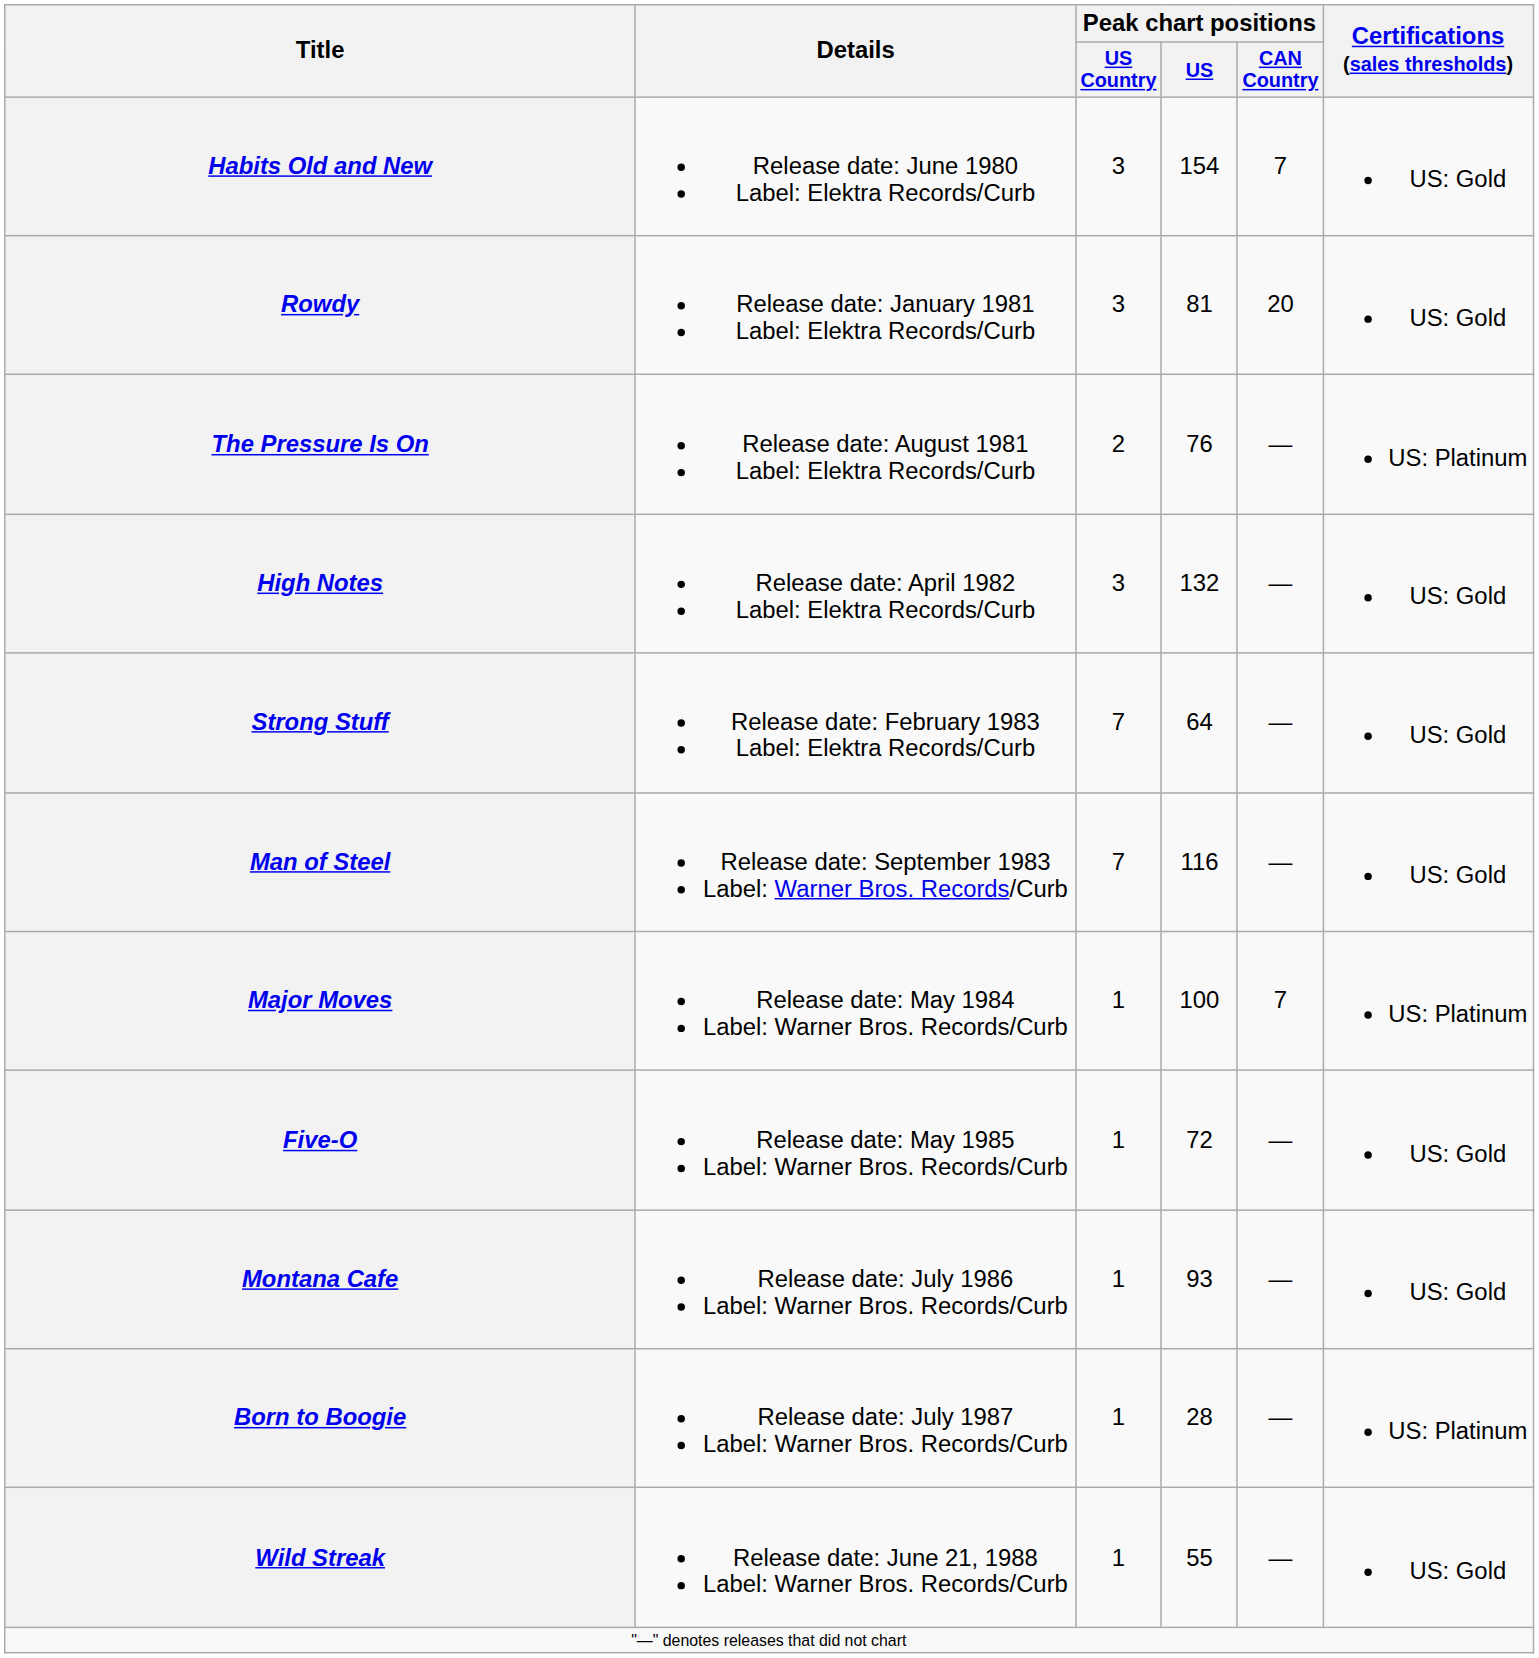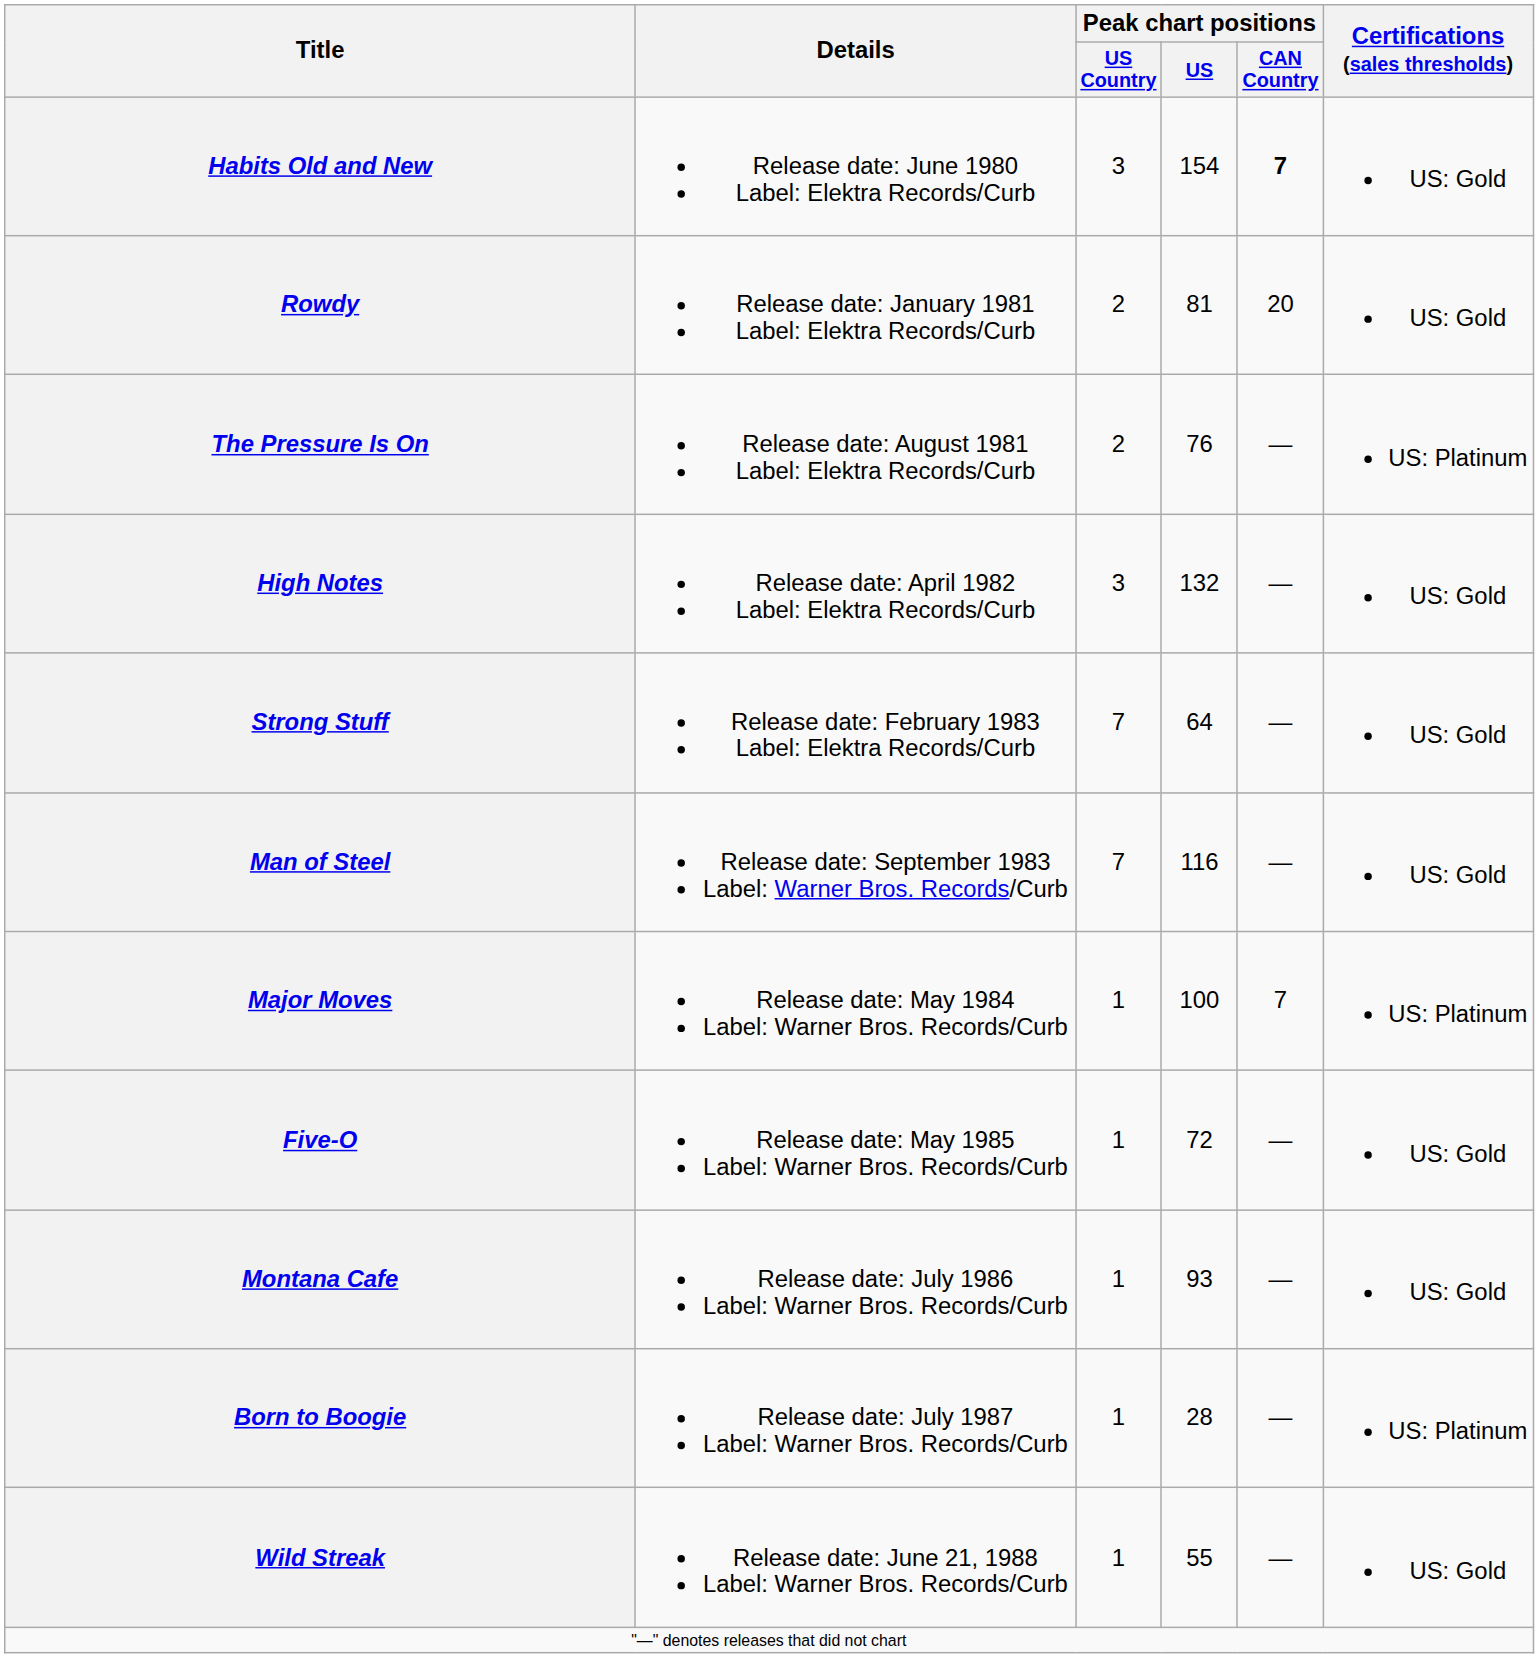(1280, 165) normal -> (1280, 165) bold
(1118, 305) 3 -> (1118, 305) 2
